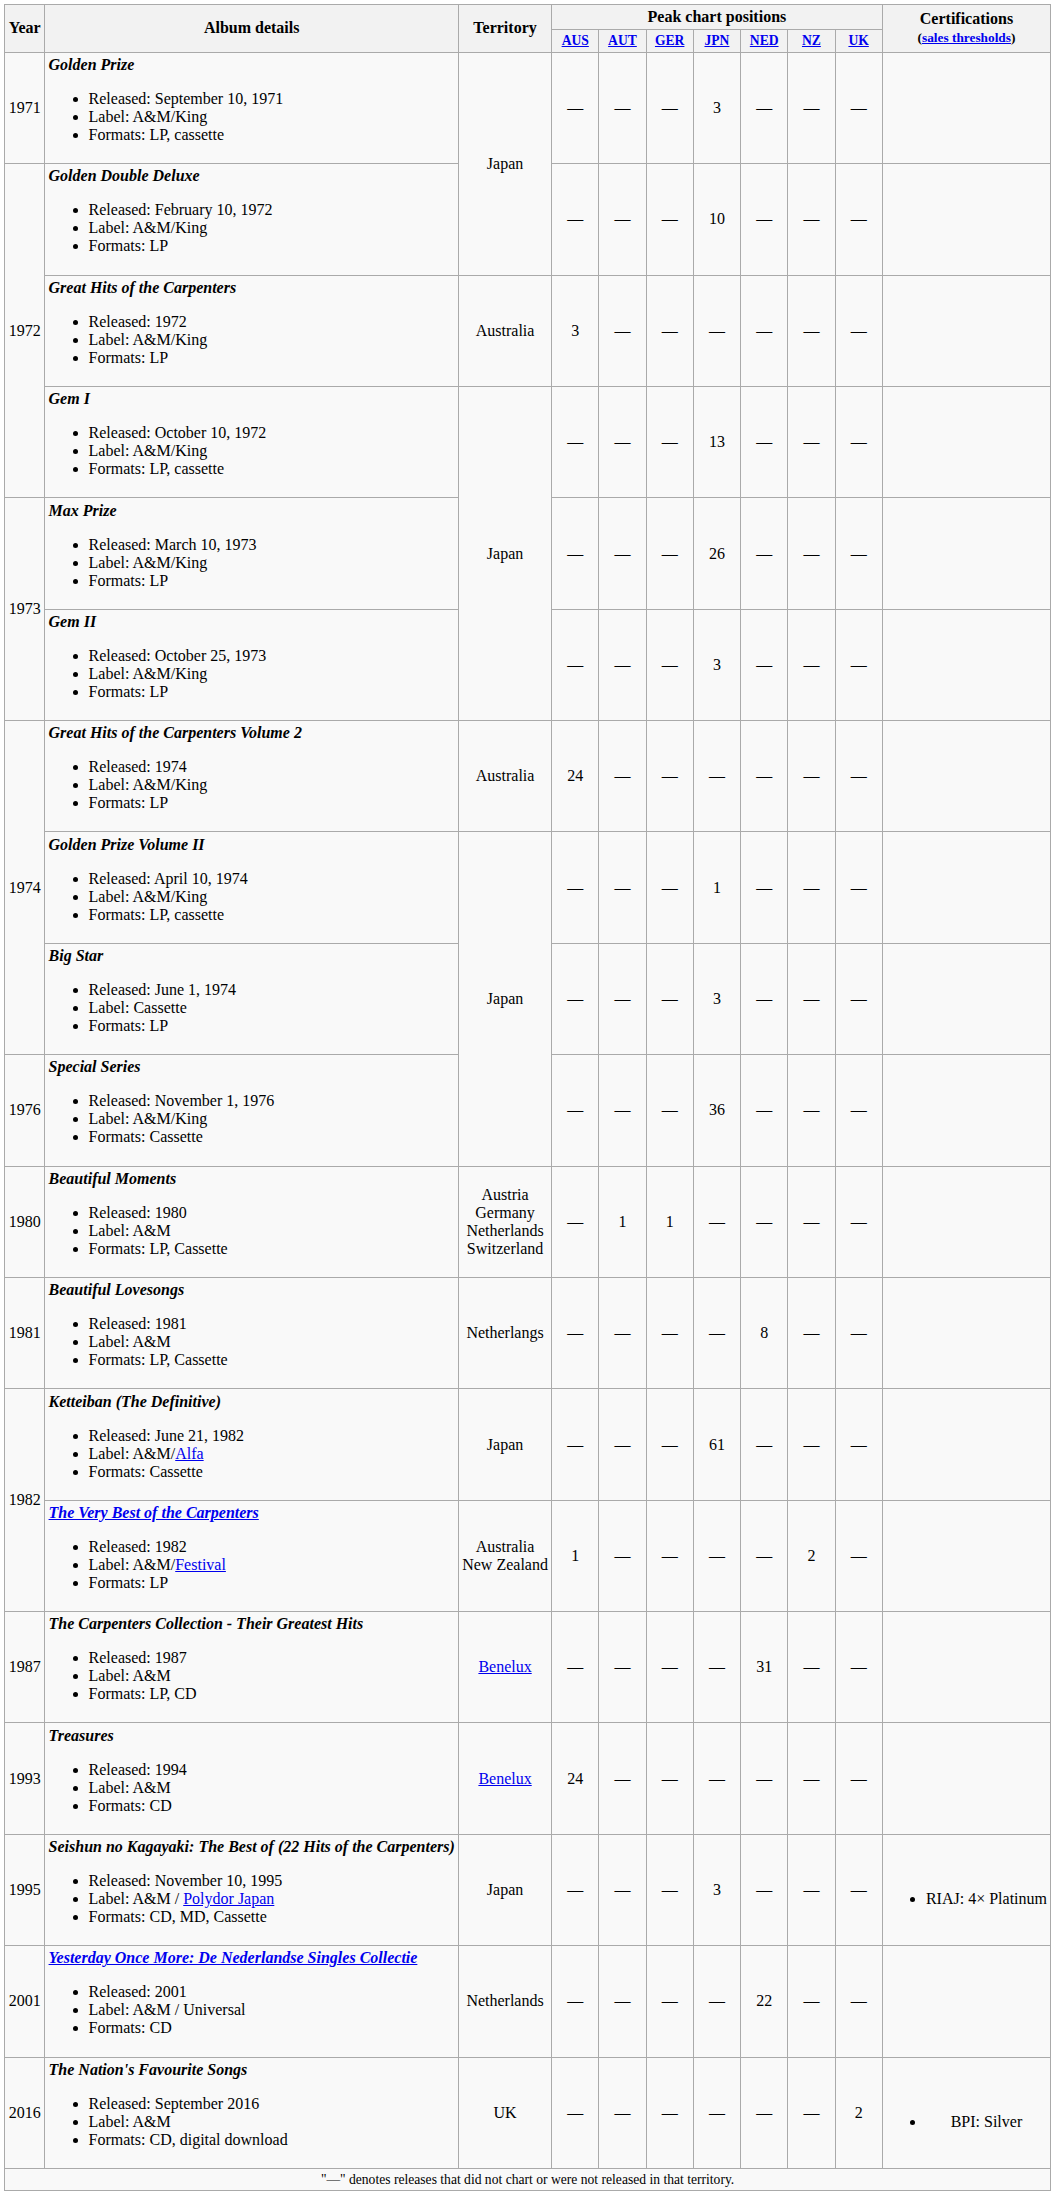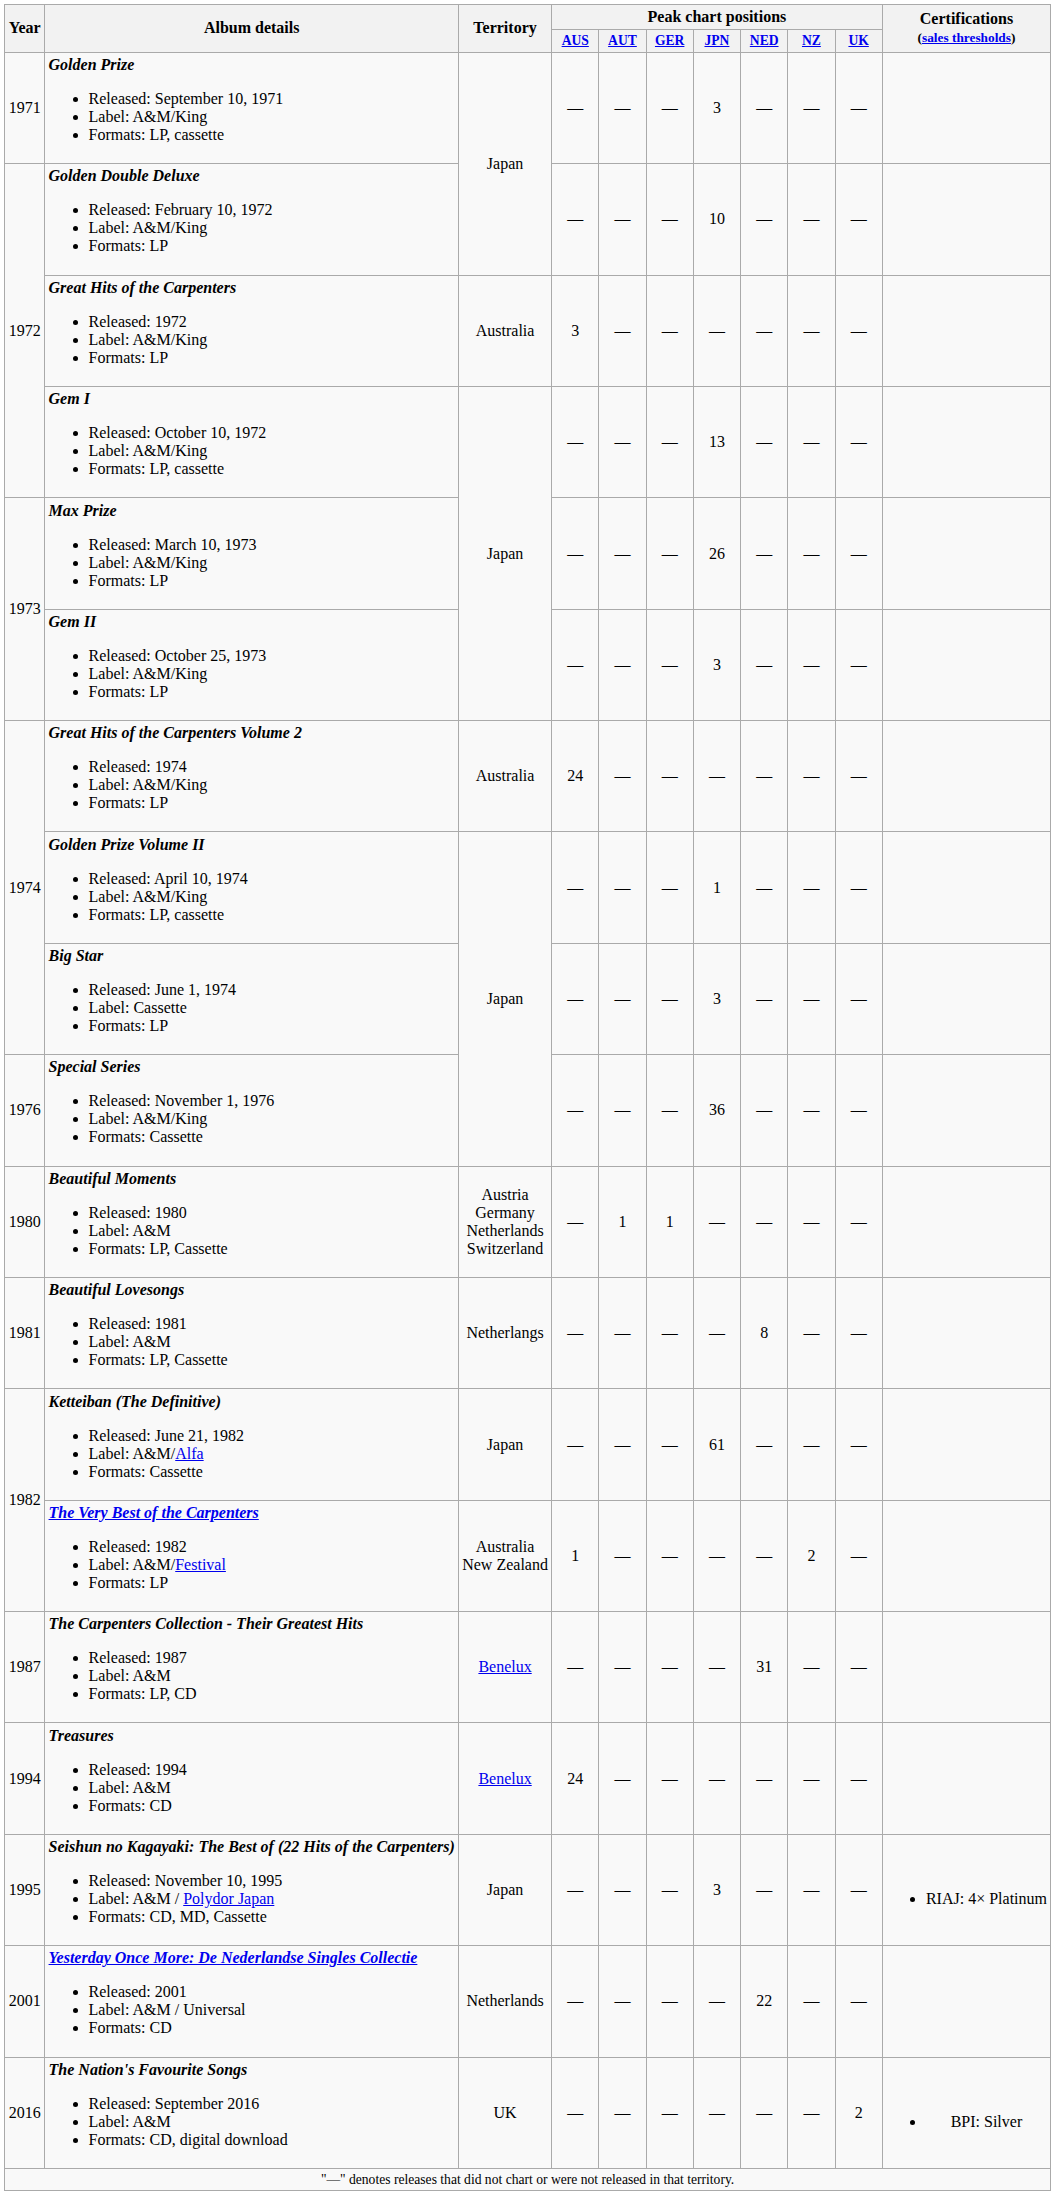(25, 1778) 1993 -> (25, 1778) 1994
